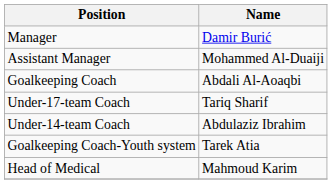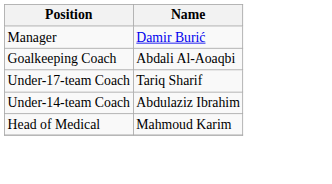- row: (59, 59)
- row: (102, 146)
